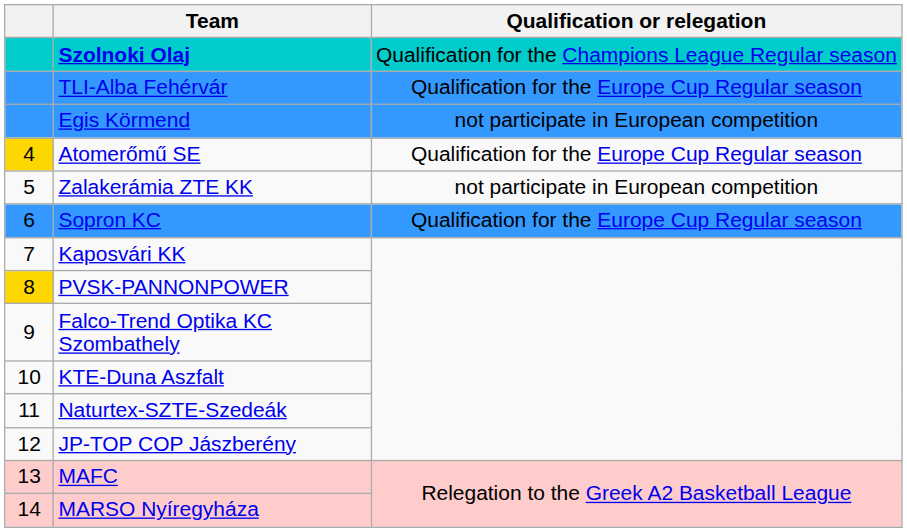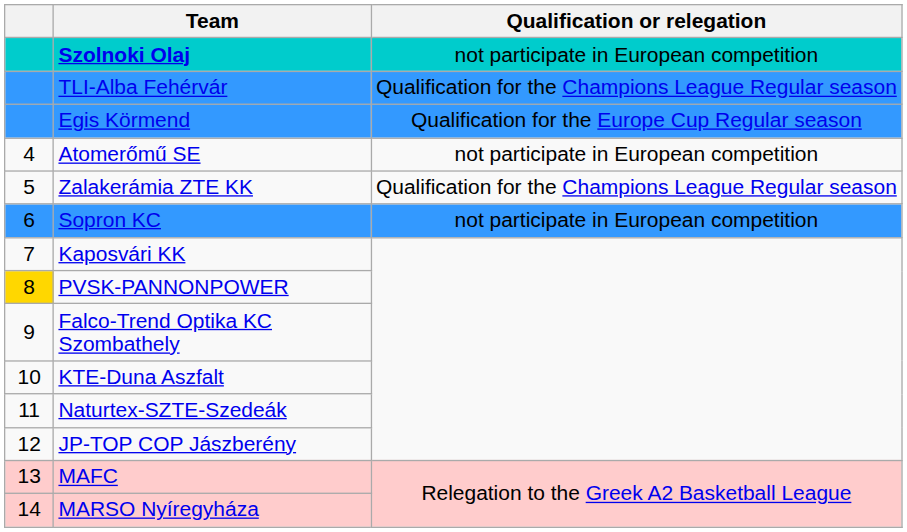(636, 54) Qualification for the Champions League Regular season -> (636, 54) not participate in European competition
(636, 87) Qualification for the Europe Cup Regular season -> (636, 87) Qualification for the Champions League Regular season
(636, 120) not participate in European competition -> (636, 120) Qualification for the Europe Cup Regular season
(29, 154) gold background -> (29, 154) no background
(636, 154) Qualification for the Europe Cup Regular season -> (636, 154) not participate in European competition
(636, 187) not participate in European competition -> (636, 187) Qualification for the Champions League Regular season
(636, 220) Qualification for the Europe Cup Regular season -> (636, 220) not participate in European competition
